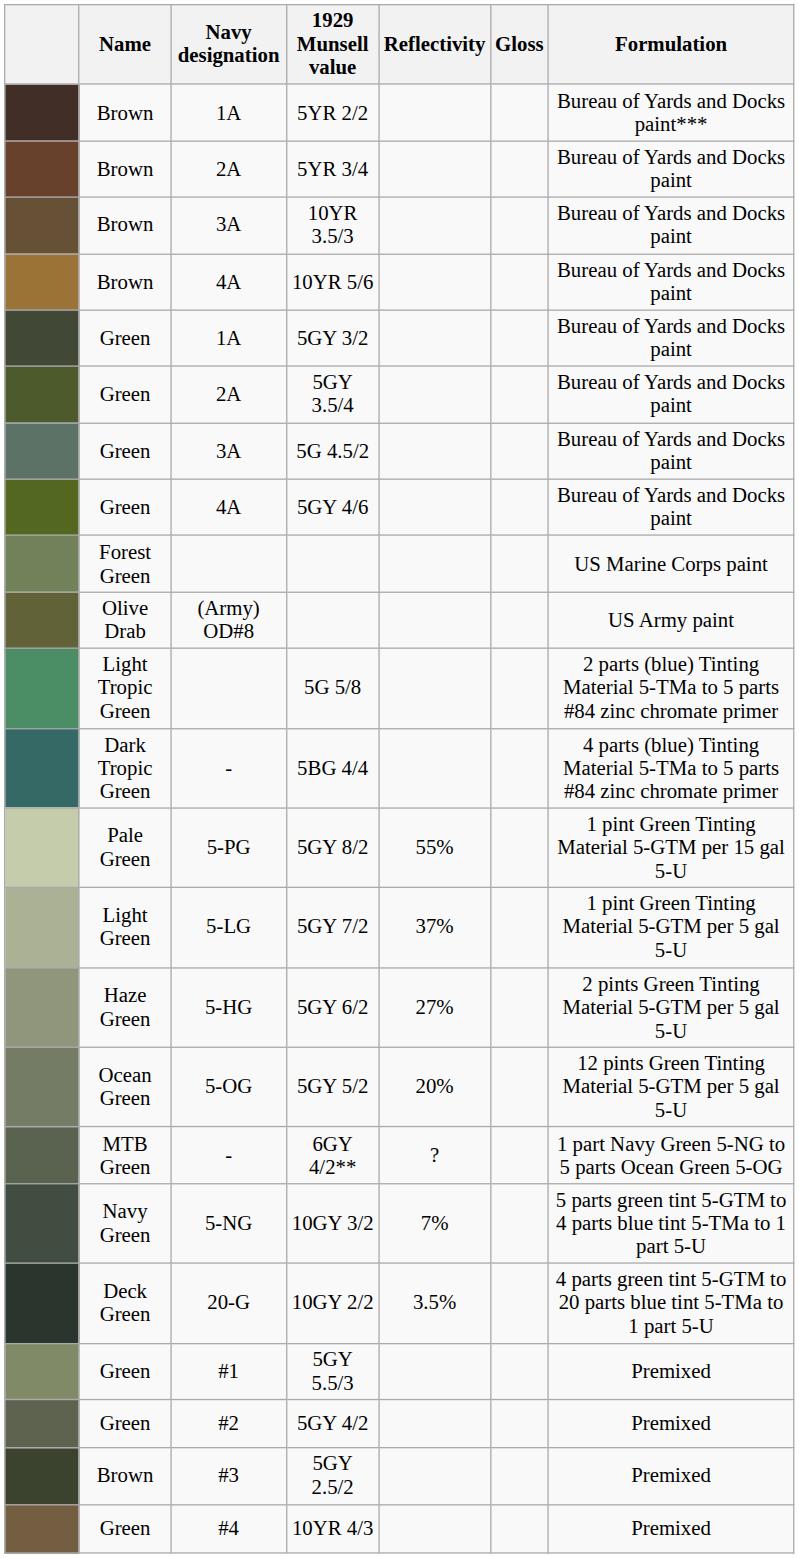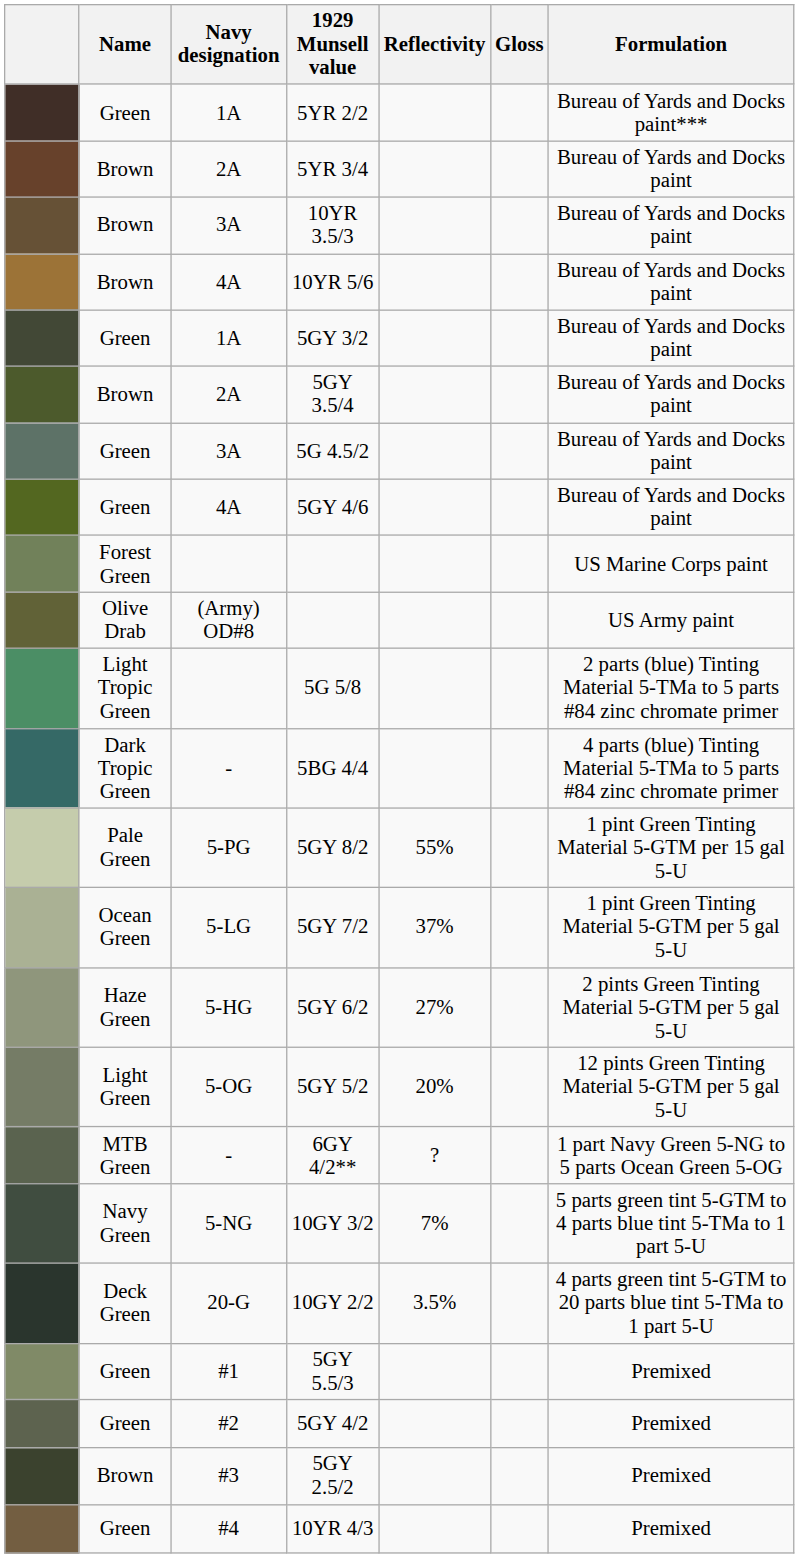(125, 112) Brown -> (125, 112) Green
(125, 394) Green -> (125, 394) Brown
(125, 927) Light Green -> (125, 927) Ocean Green
(125, 1086) Ocean Green -> (125, 1086) Light Green
